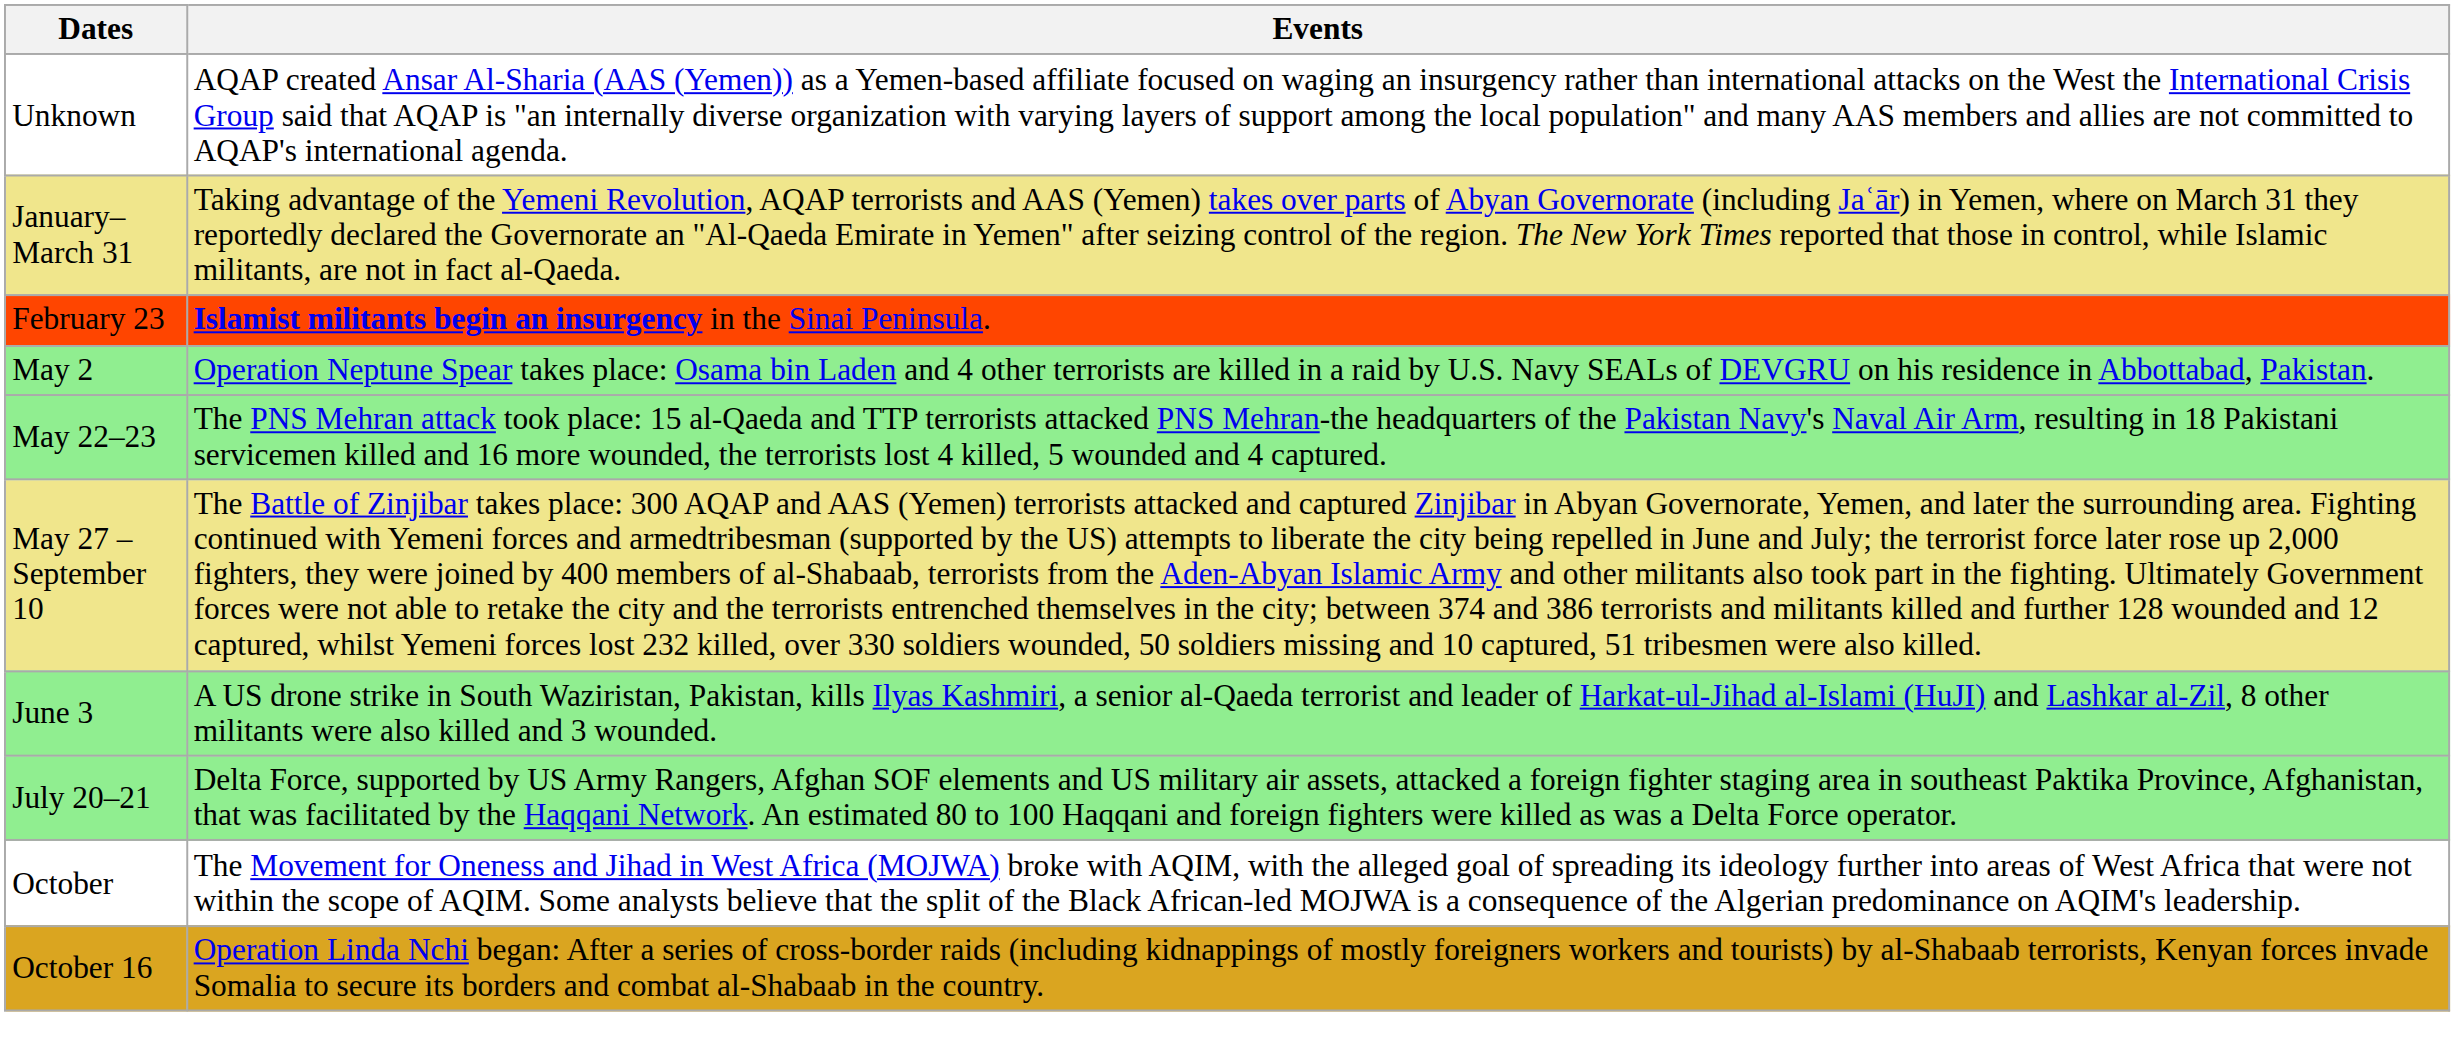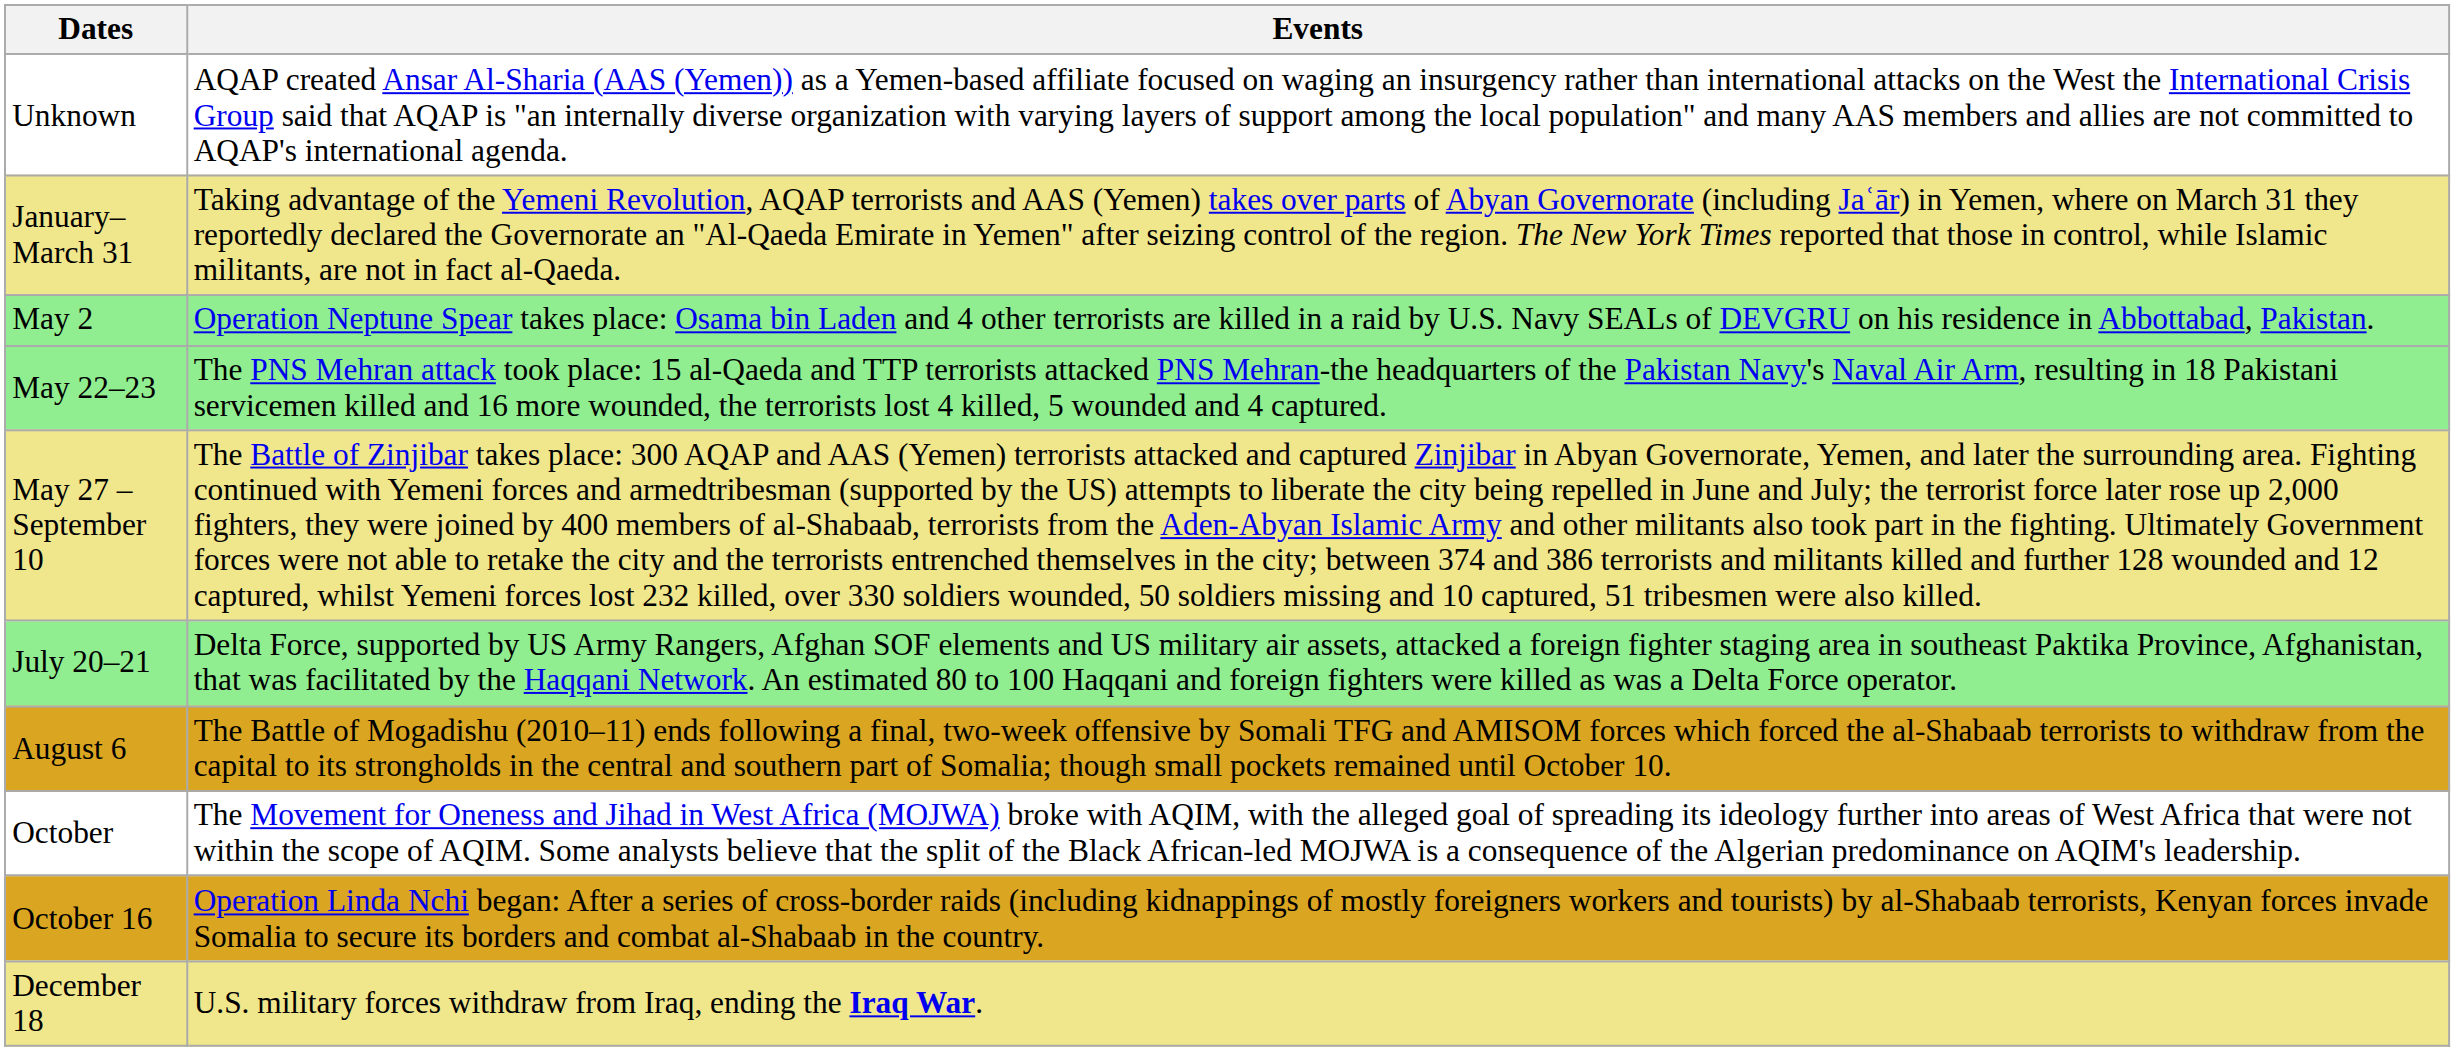- row: (88, 319)
- row: (53, 712)
+ row: (69, 747)
+ row: (77, 1002)
